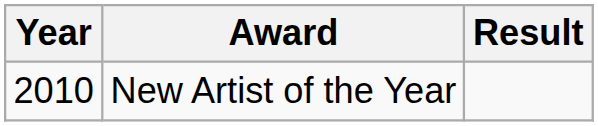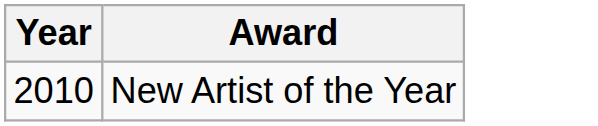- column: (528, 33)
